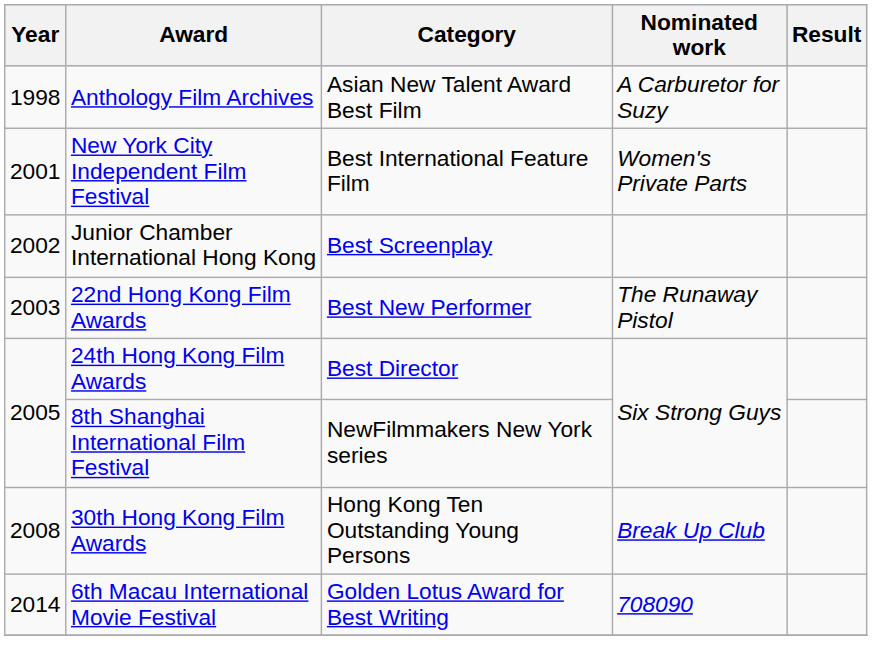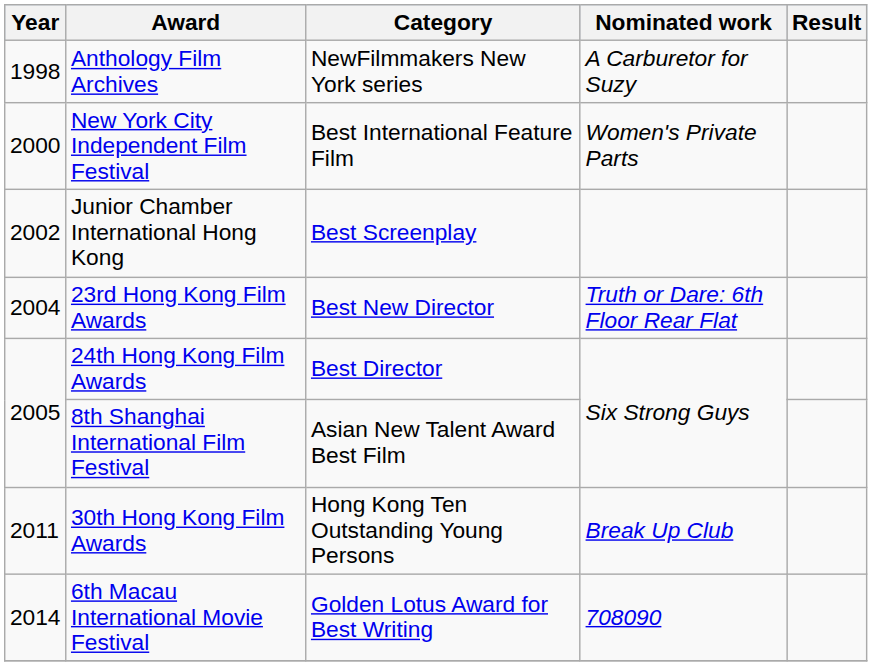(449, 96) Asian New Talent Award Best Film -> (418, 71) NewFilmmakers New York series
(35, 171) 2001 -> (35, 145) 2000
- row: (181, 307)
+ row: (178, 307)
(459, 443) NewFilmmakers New York series -> (433, 443) Asian New Talent Award Best Film
(35, 530) 2008 -> (34, 530) 2011
